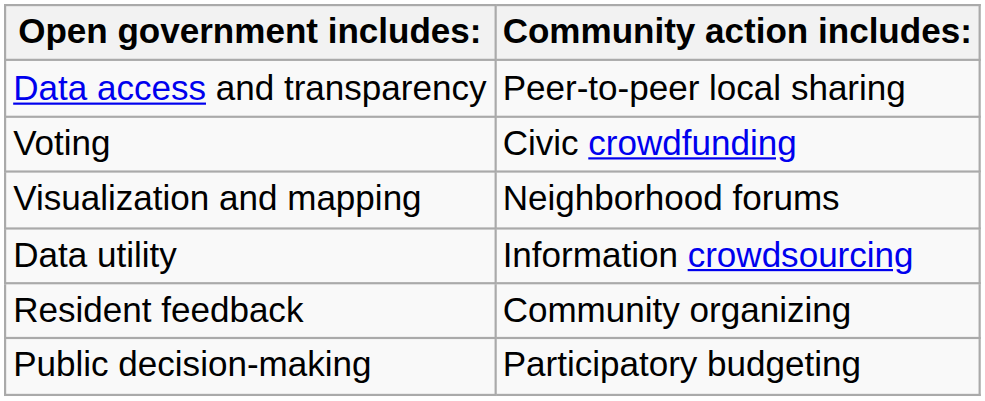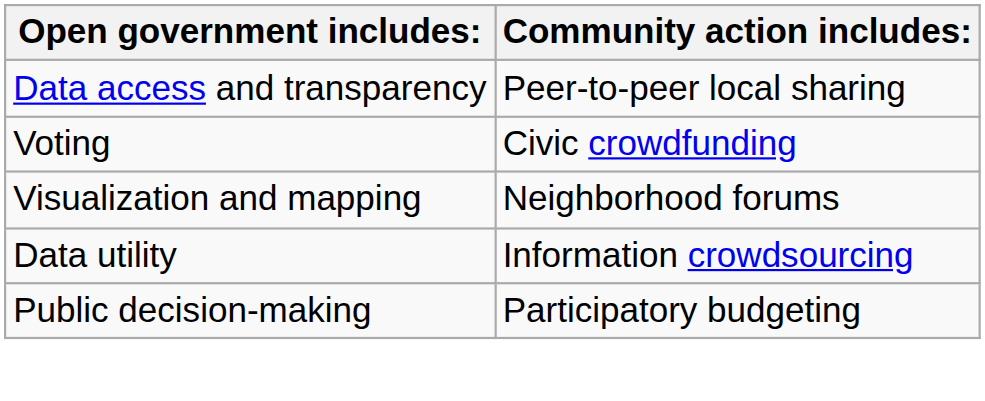- row: (158, 310)
